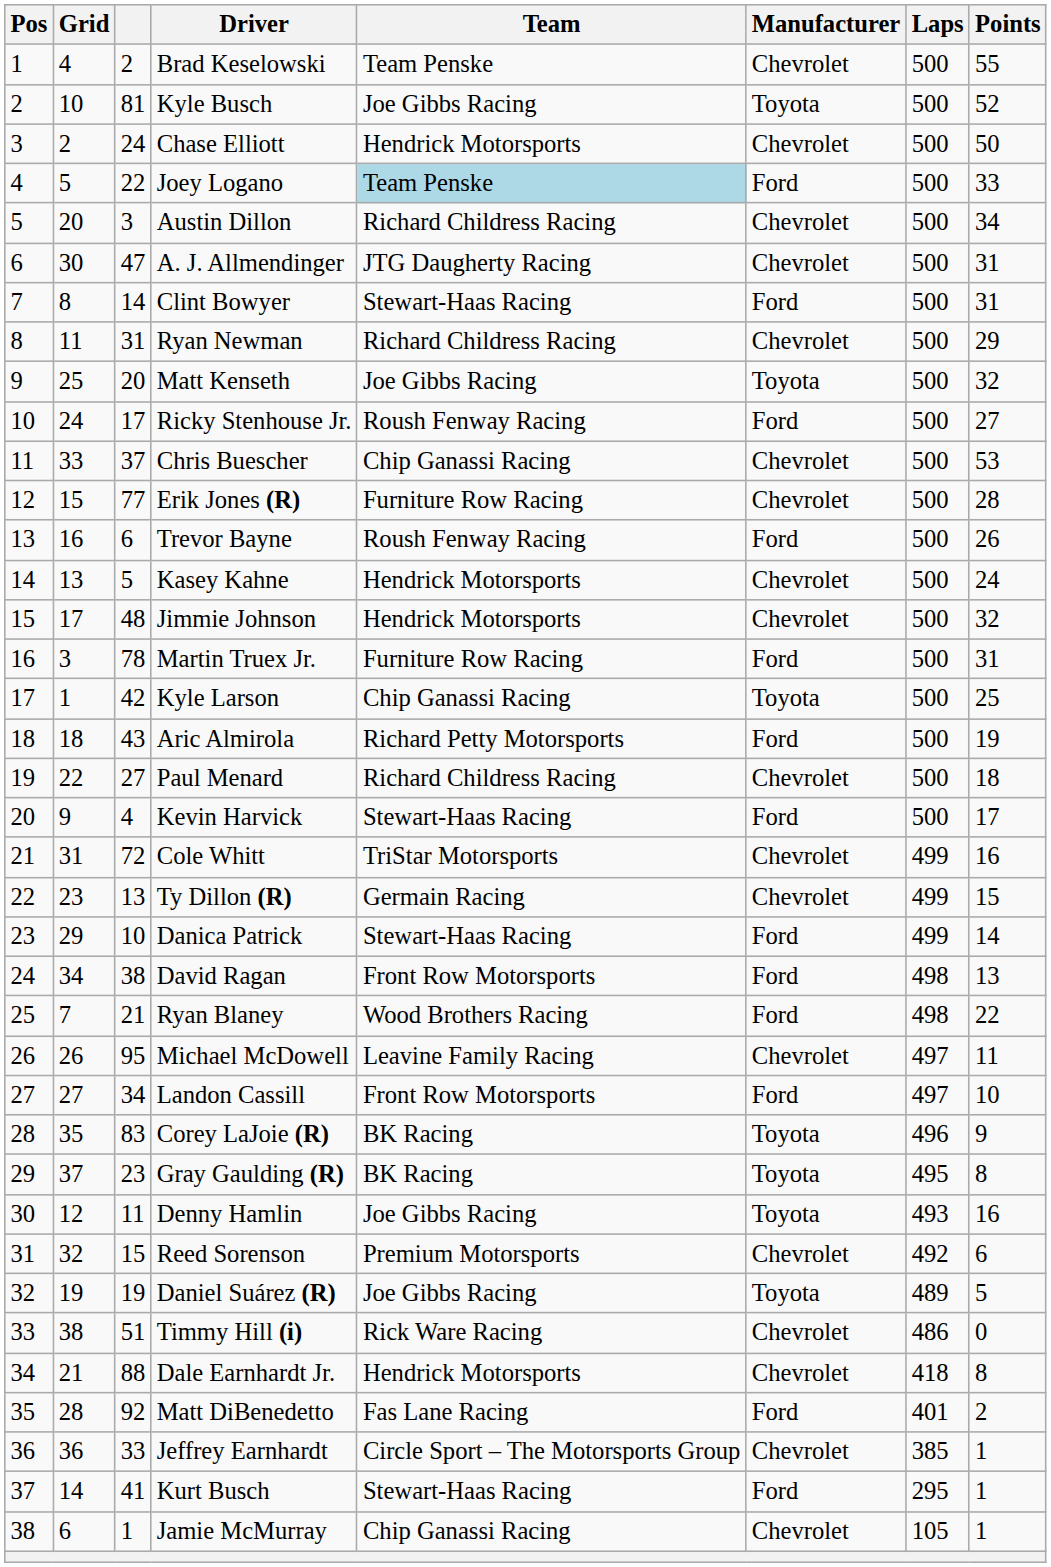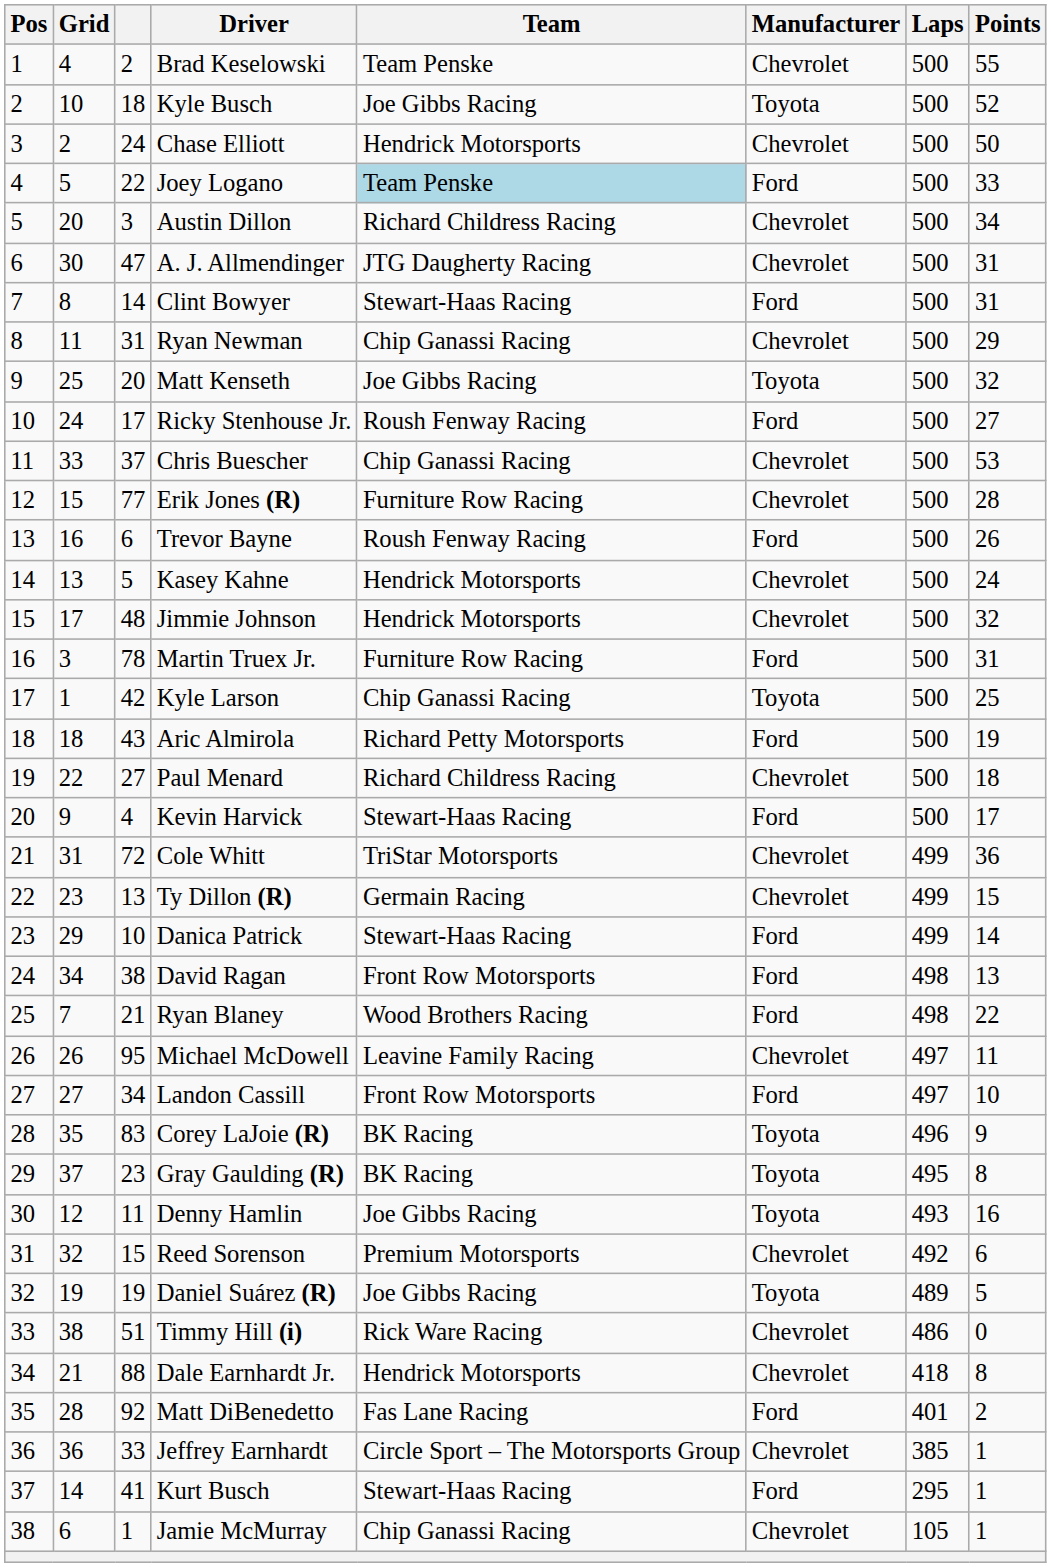(133, 103) 81 -> (133, 103) 18
(489, 341) Richard Childress Racing -> (467, 341) Chip Ganassi Racing
(987, 856) 16 -> (987, 856) 36
